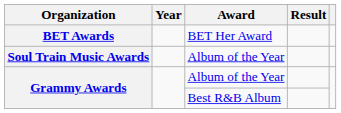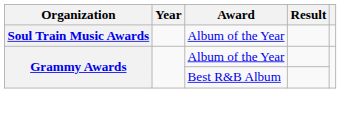- row: (78, 35)
